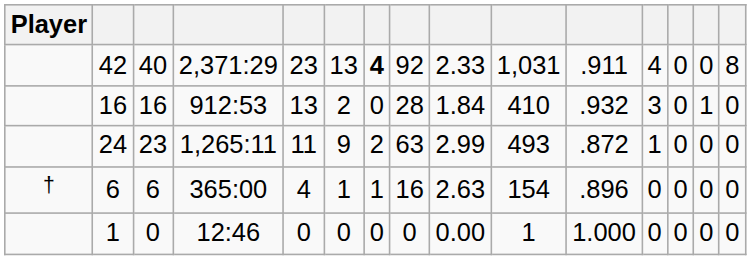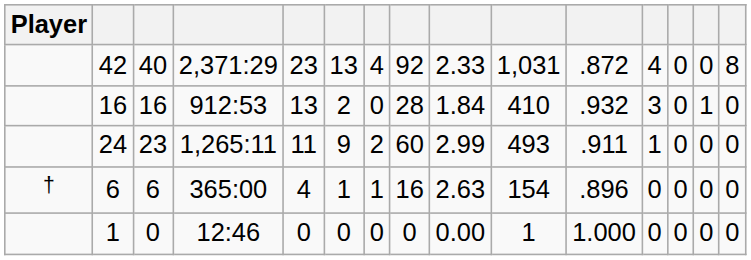(377, 65) bold -> (377, 65) normal
(604, 65) .911 -> (604, 65) .872
(410, 145) 63 -> (410, 145) 60
(604, 145) .872 -> (604, 145) .911
